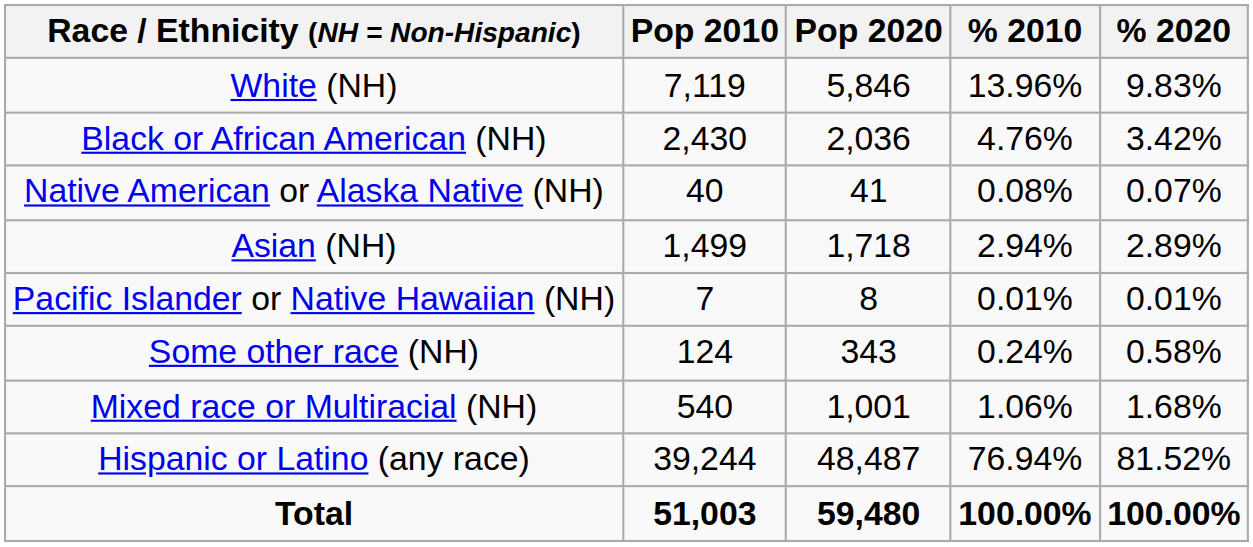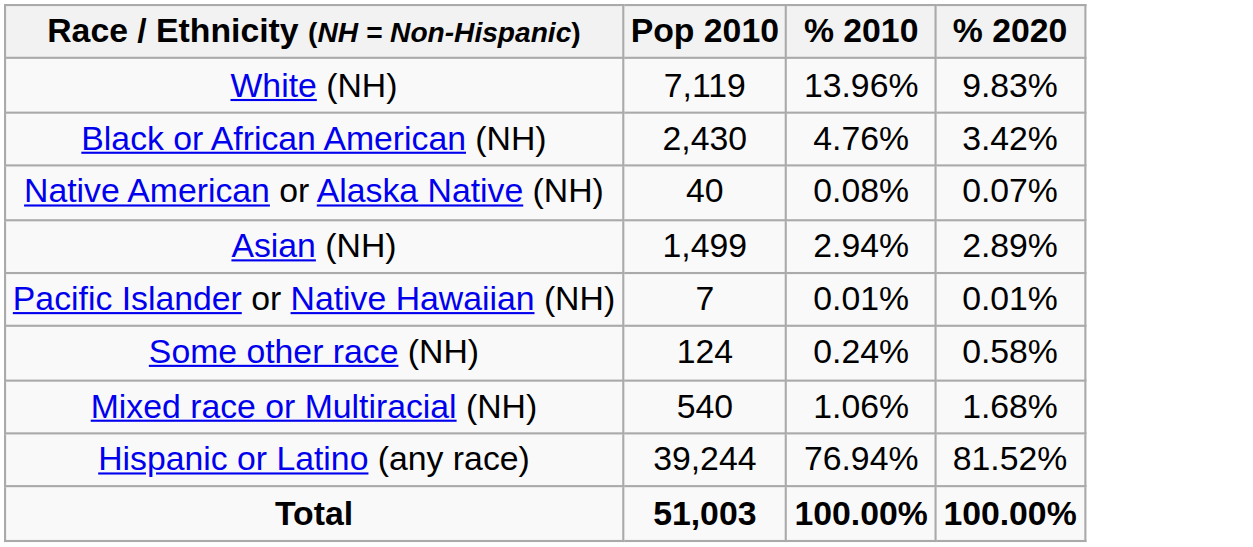- column: (869, 31)
